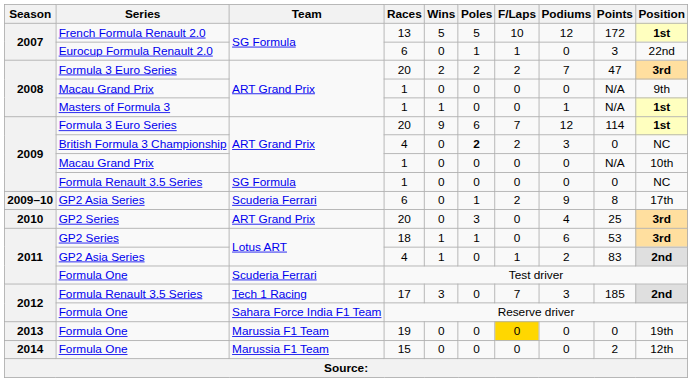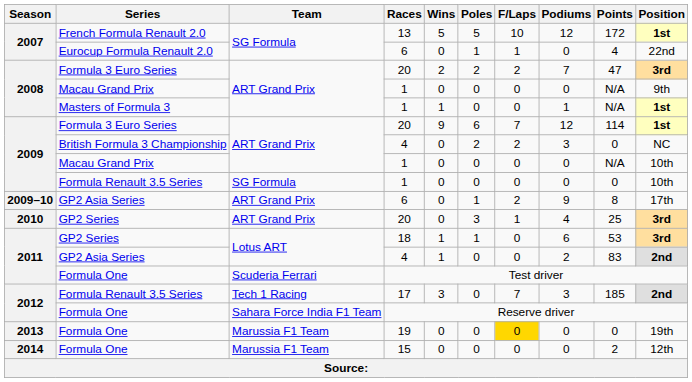(615, 51) 3 -> (615, 51) 4
(477, 145) bold -> (477, 145) normal
(662, 182) NC -> (662, 182) 10th
(274, 201) Scuderia Ferrari -> (274, 201) ART Grand Prix
(517, 219) 0 -> (517, 219) 1
(517, 257) 1 -> (517, 257) 0
